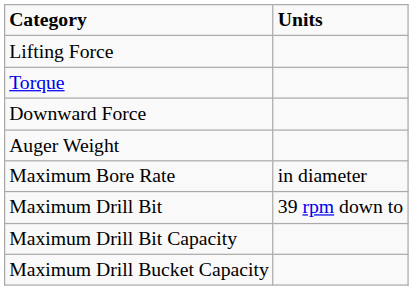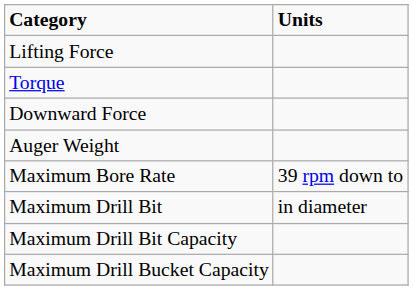(322, 176) in diameter -> (340, 176) 39 rpm down to
(340, 207) 39 rpm down to -> (322, 207) in diameter
